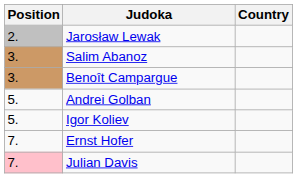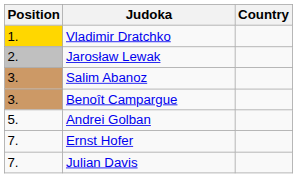+ row: (118, 36)
- row: (97, 120)
(13, 162) pink background -> (13, 162) no background
